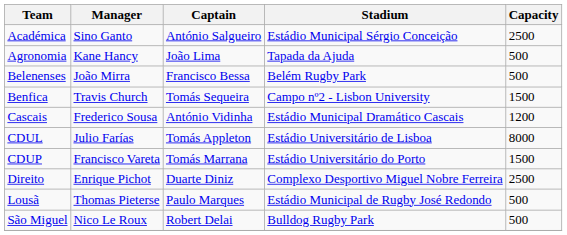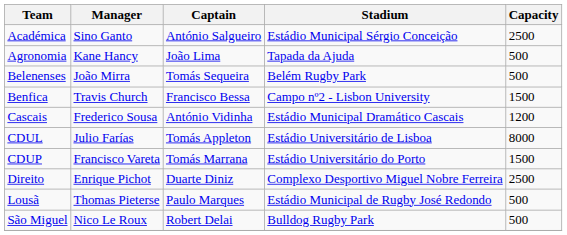(208, 76) Francisco Bessa -> (207, 76) Tomás Sequeira
(207, 96) Tomás Sequeira -> (208, 96) Francisco Bessa
